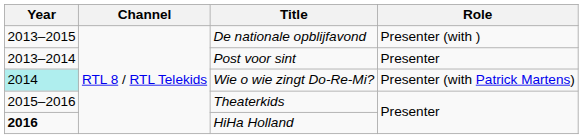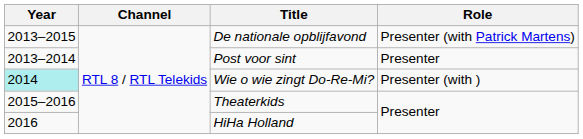(430, 36) Presenter (with ) -> (478, 36) Presenter (with Patrick Martens)
(478, 79) Presenter (with Patrick Martens) -> (430, 79) Presenter (with )
(23, 123) bold -> (23, 123) normal
